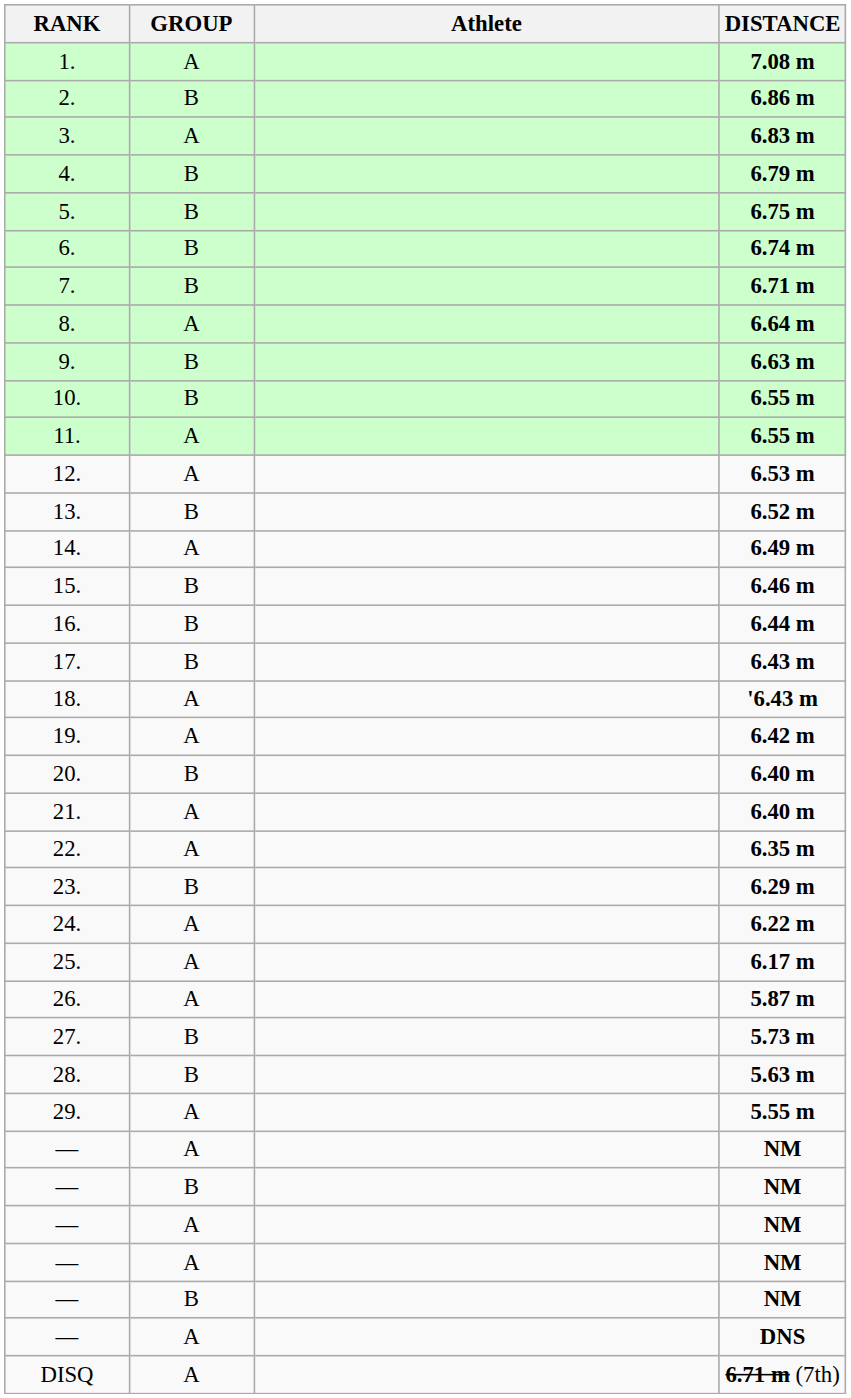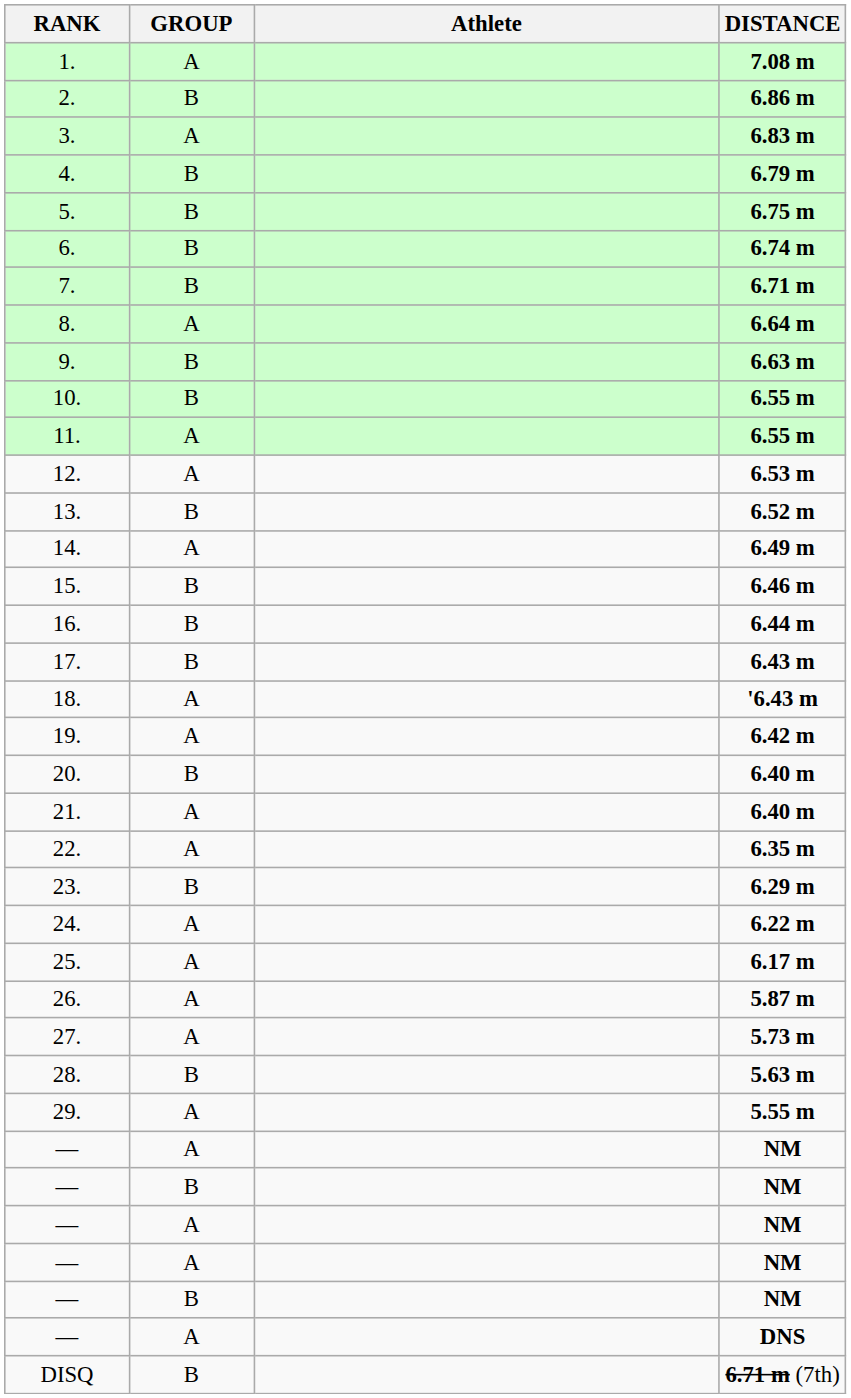(191, 1036) B -> (191, 1036) A
(191, 1374) A -> (191, 1374) B
